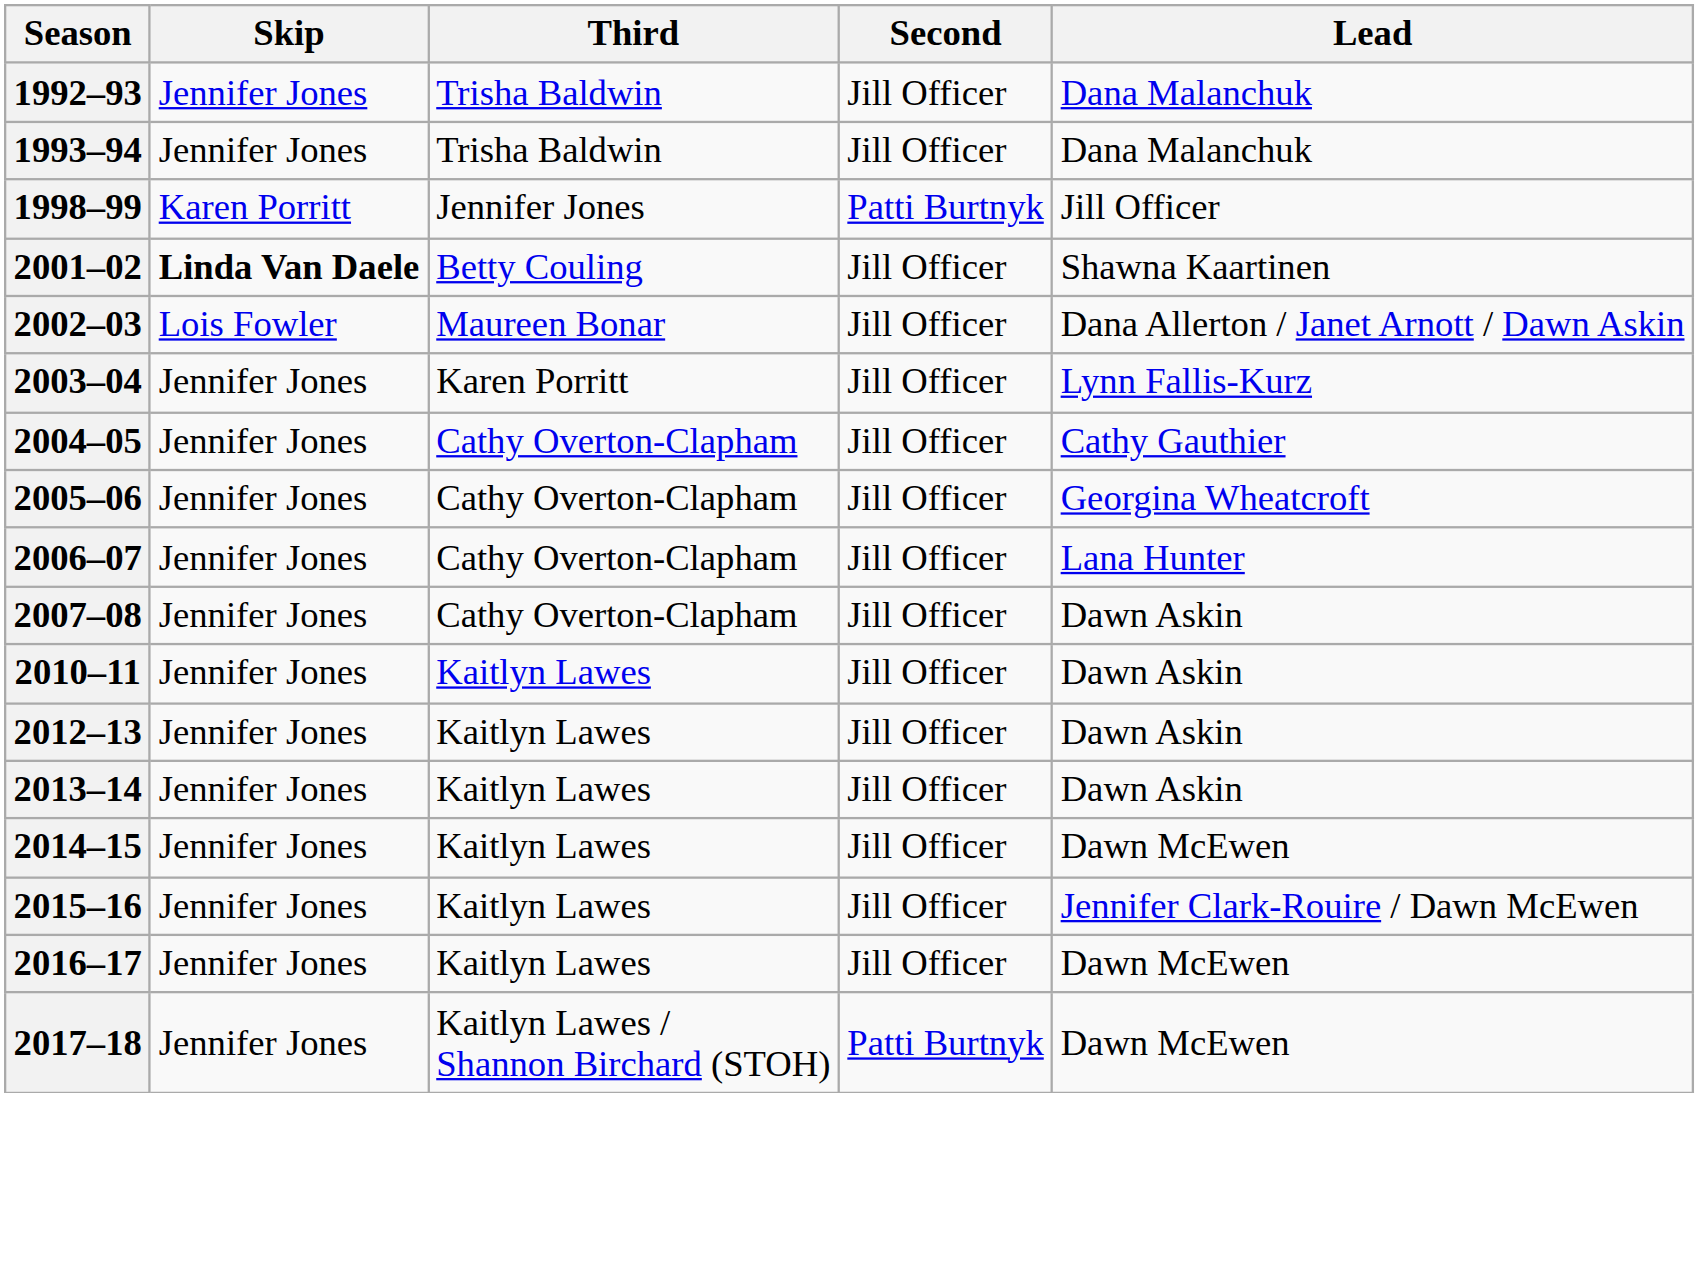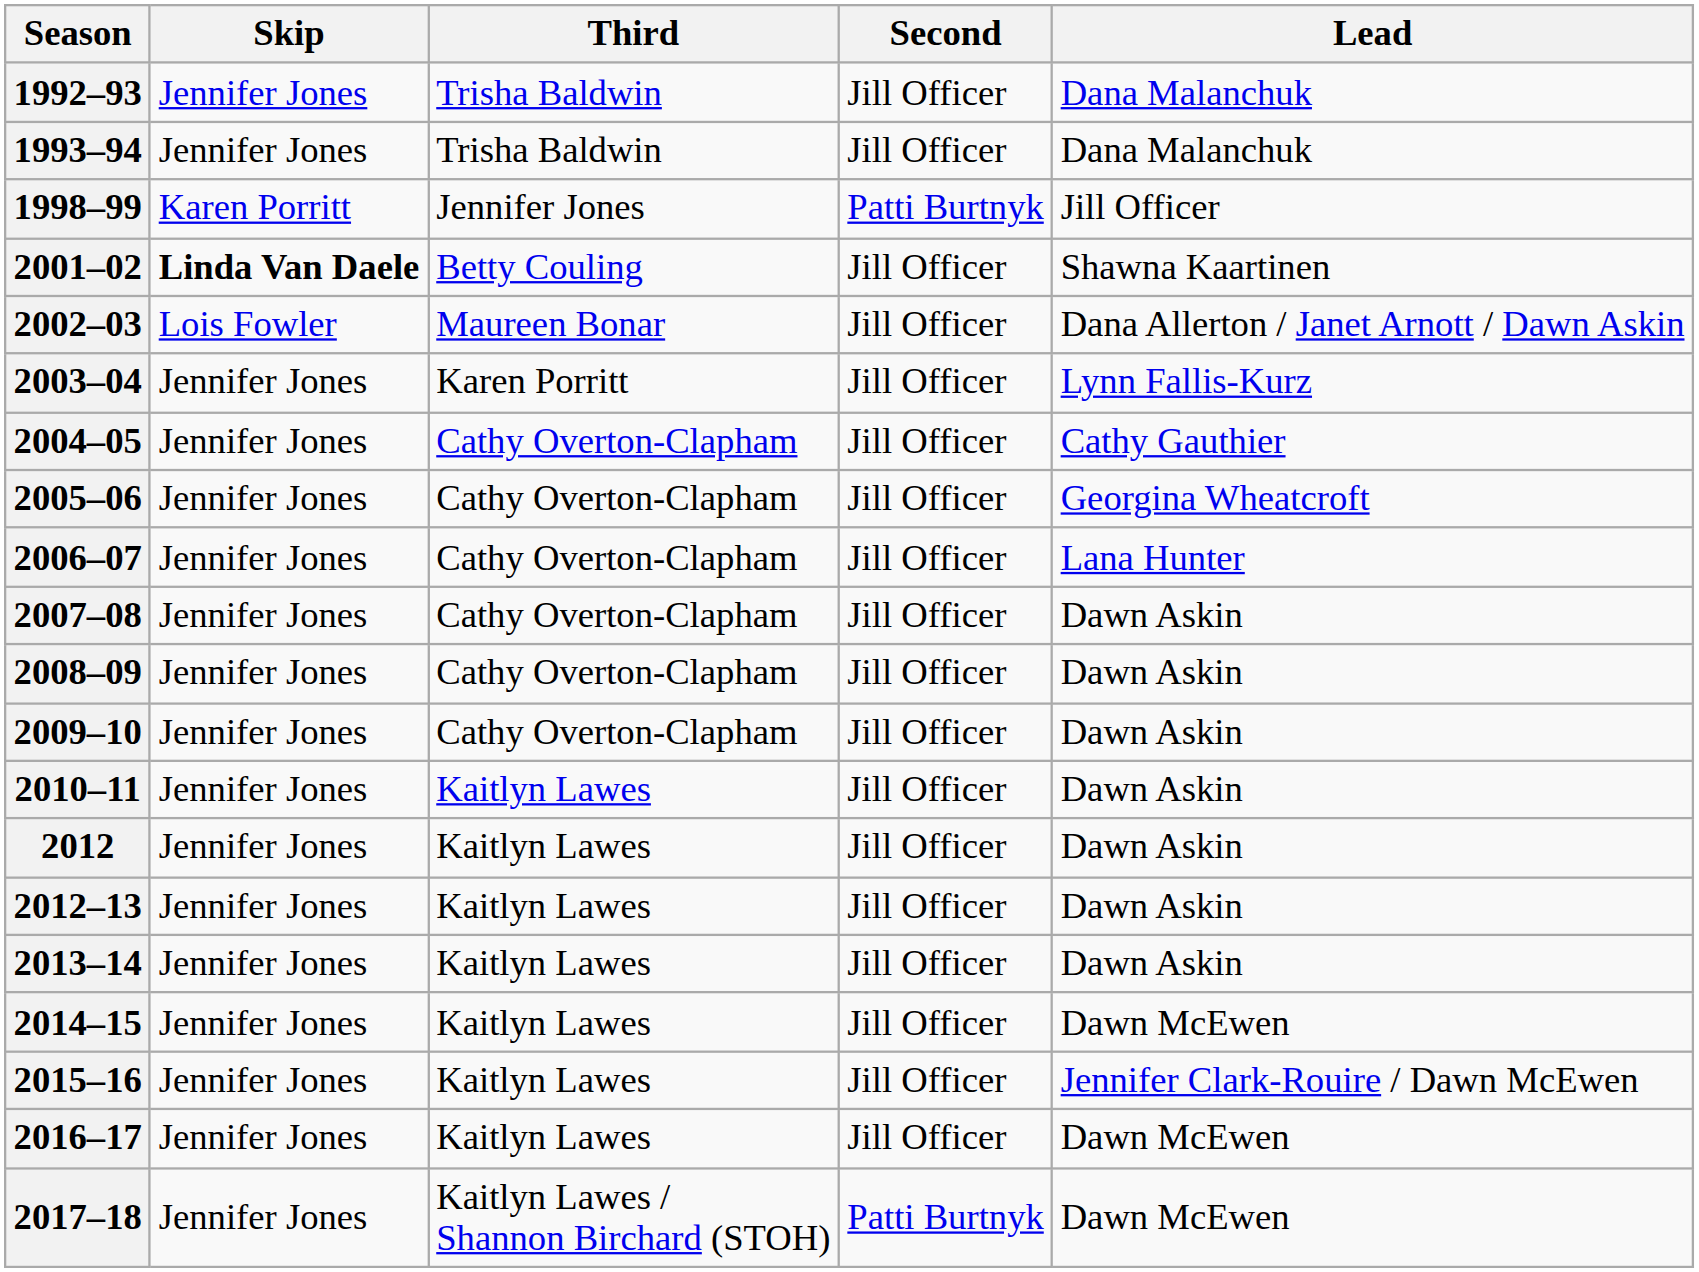+ row: (78, 672)
+ row: (78, 730)
+ row: (78, 847)
